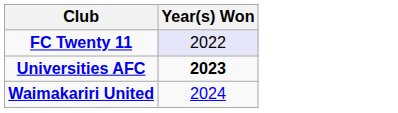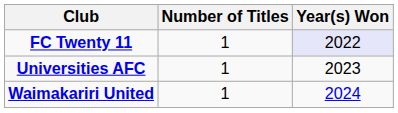+ column: (225, 17)
(208, 68) bold -> (343, 68) normal
